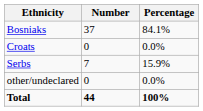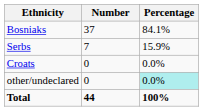rows swapped: (21, 47) <-> (19, 64)
(153, 81) no background -> (153, 81) paleturquoise background
